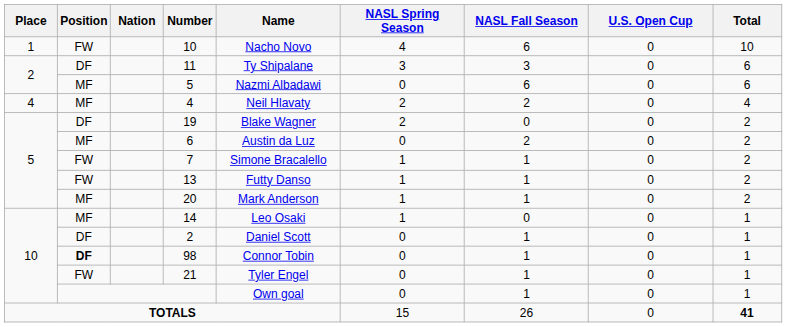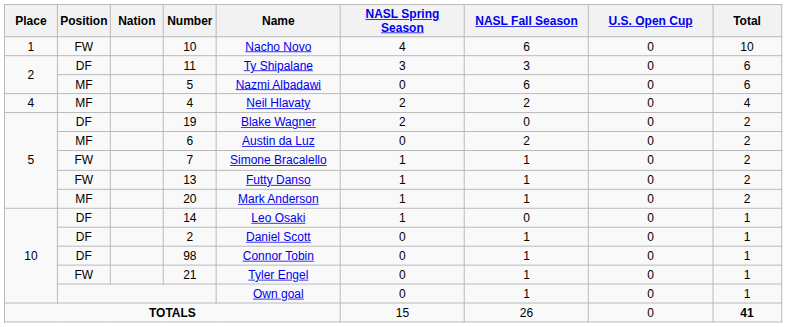(84, 218) MF -> (84, 218) DF
(84, 256) bold -> (84, 256) normal
